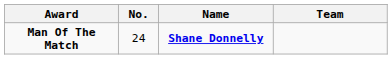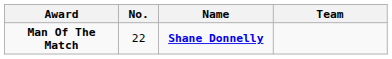(139, 39) 24 -> (139, 39) 22
